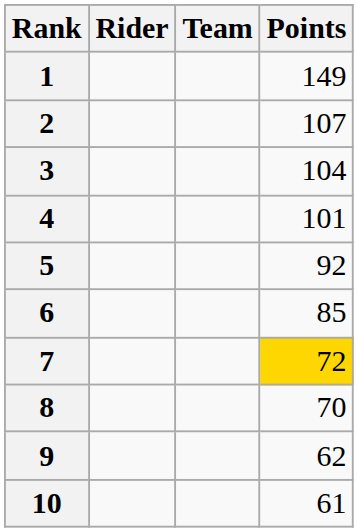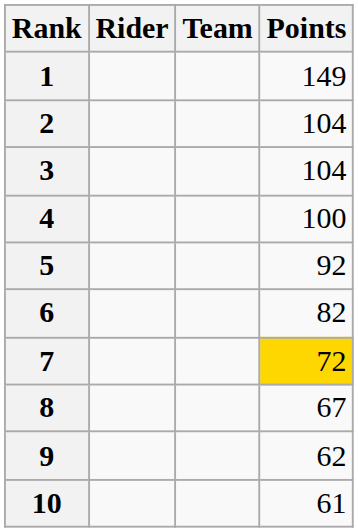(324, 123) 107 -> (324, 123) 104
(324, 218) 101 -> (324, 218) 100
(331, 312) 85 -> (331, 312) 82
(331, 407) 70 -> (331, 407) 67
